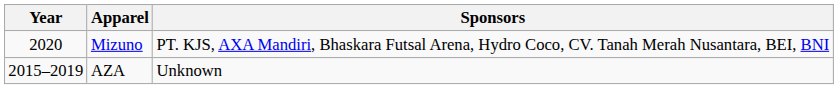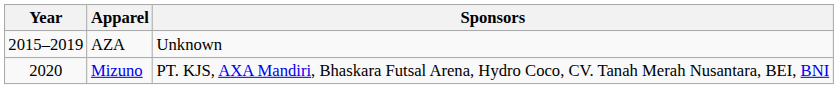rows swapped: (108, 70) <-> (117, 44)
